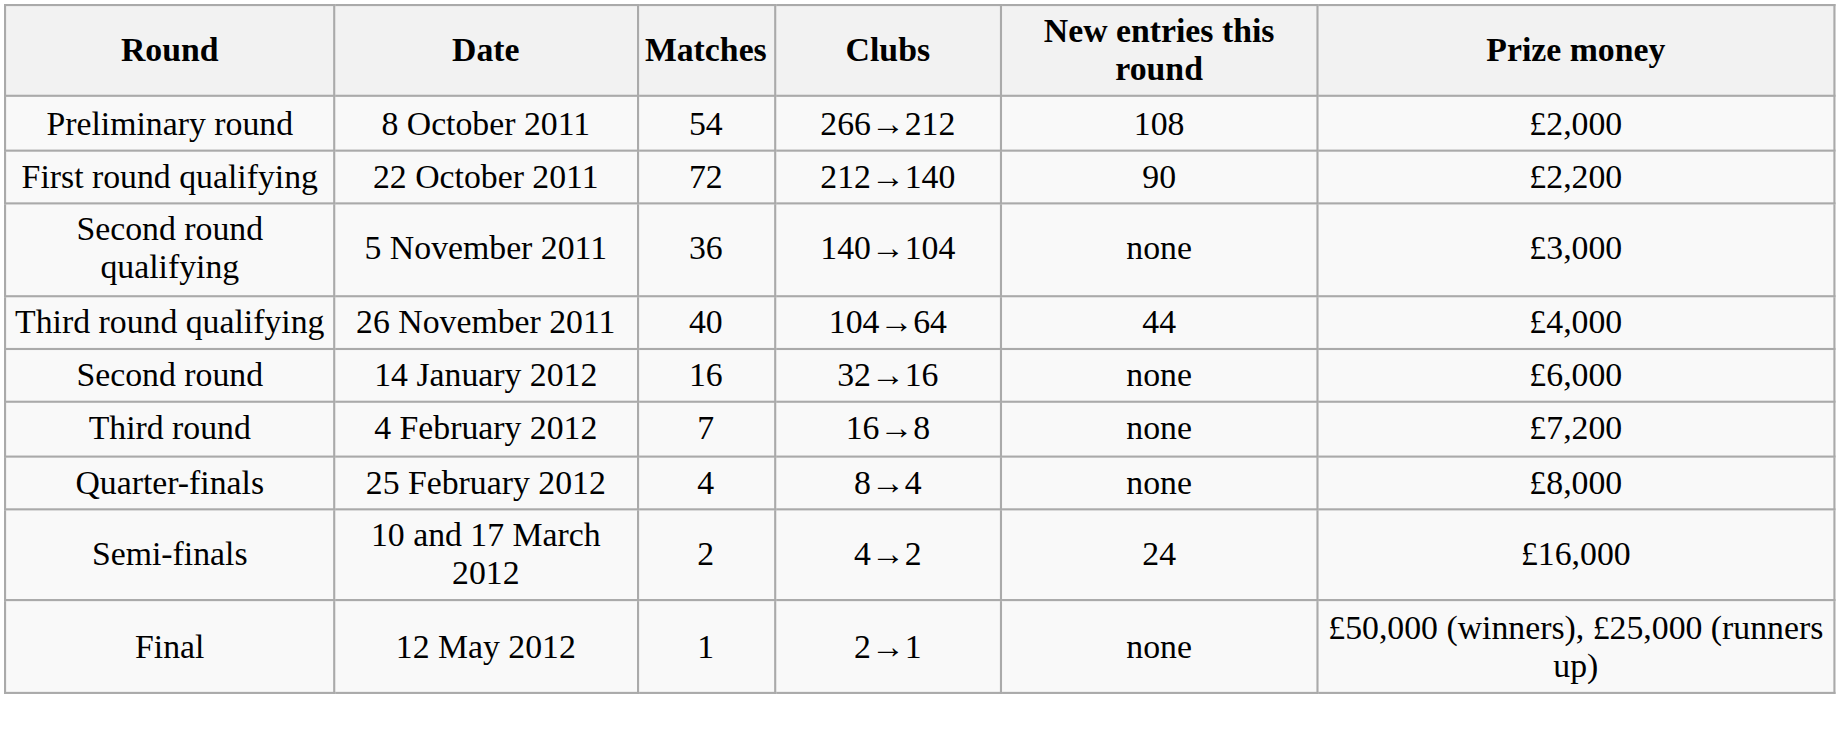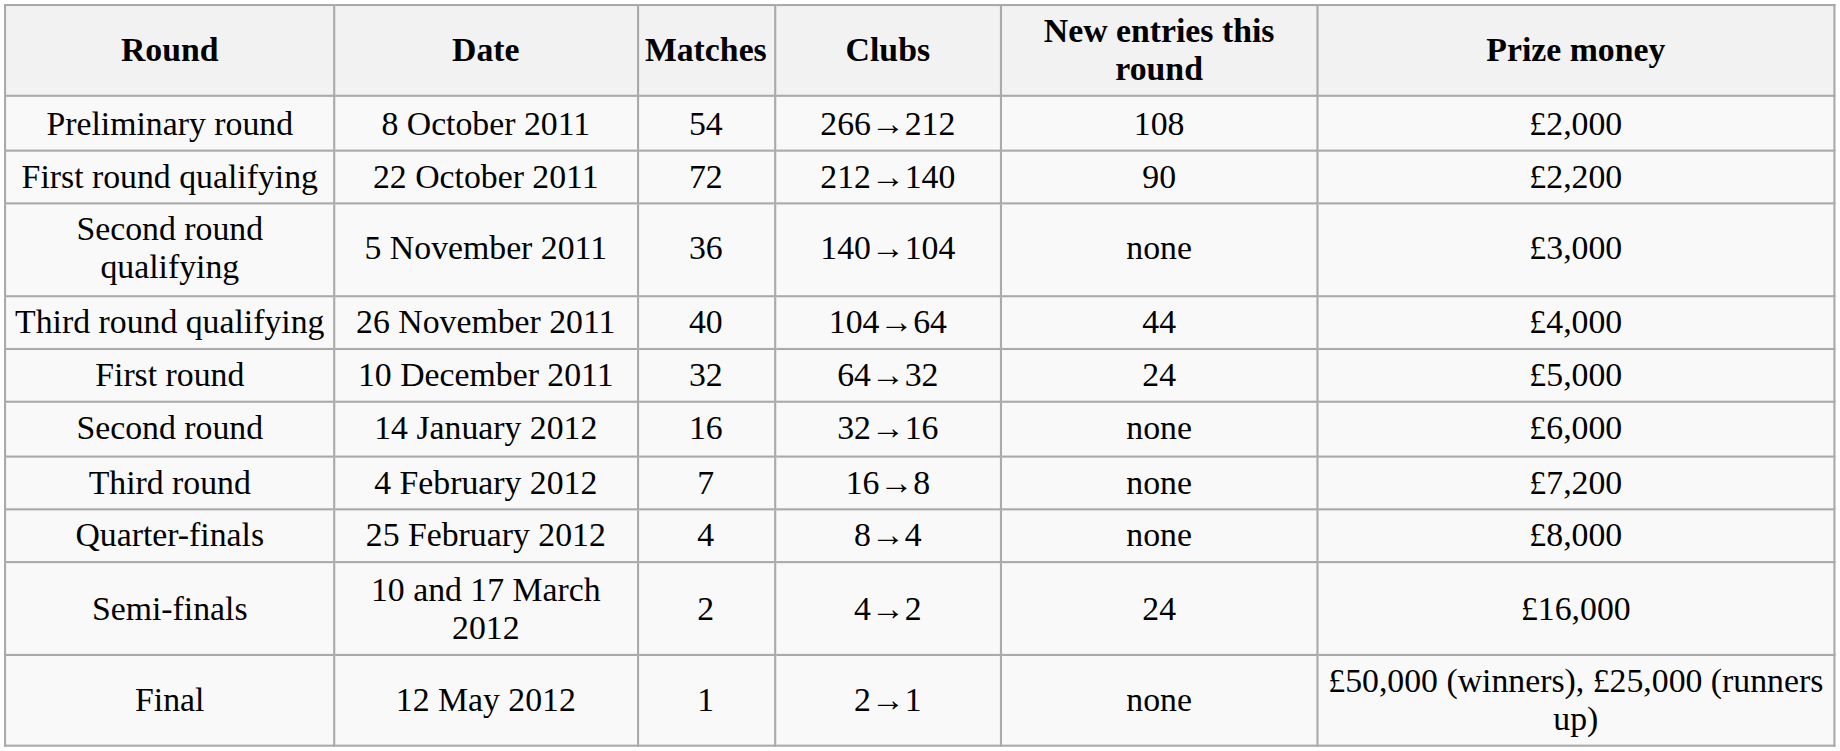+ row: (170, 374)
